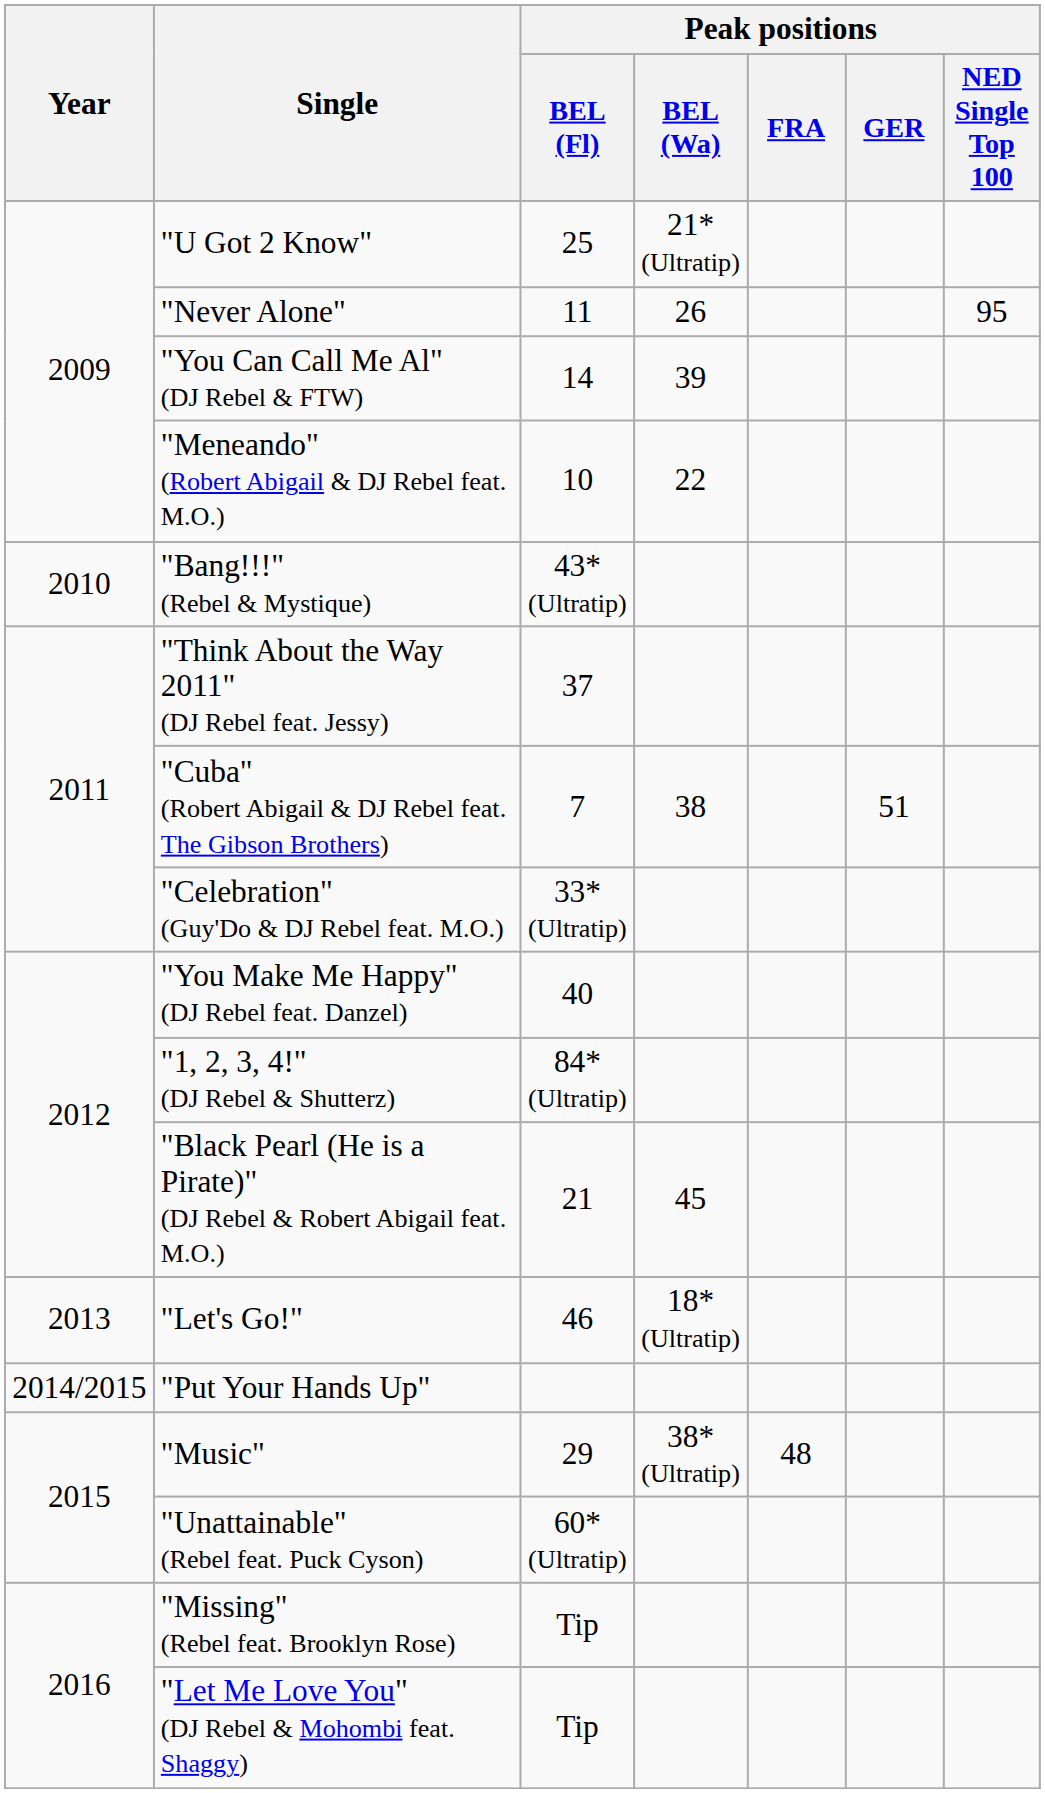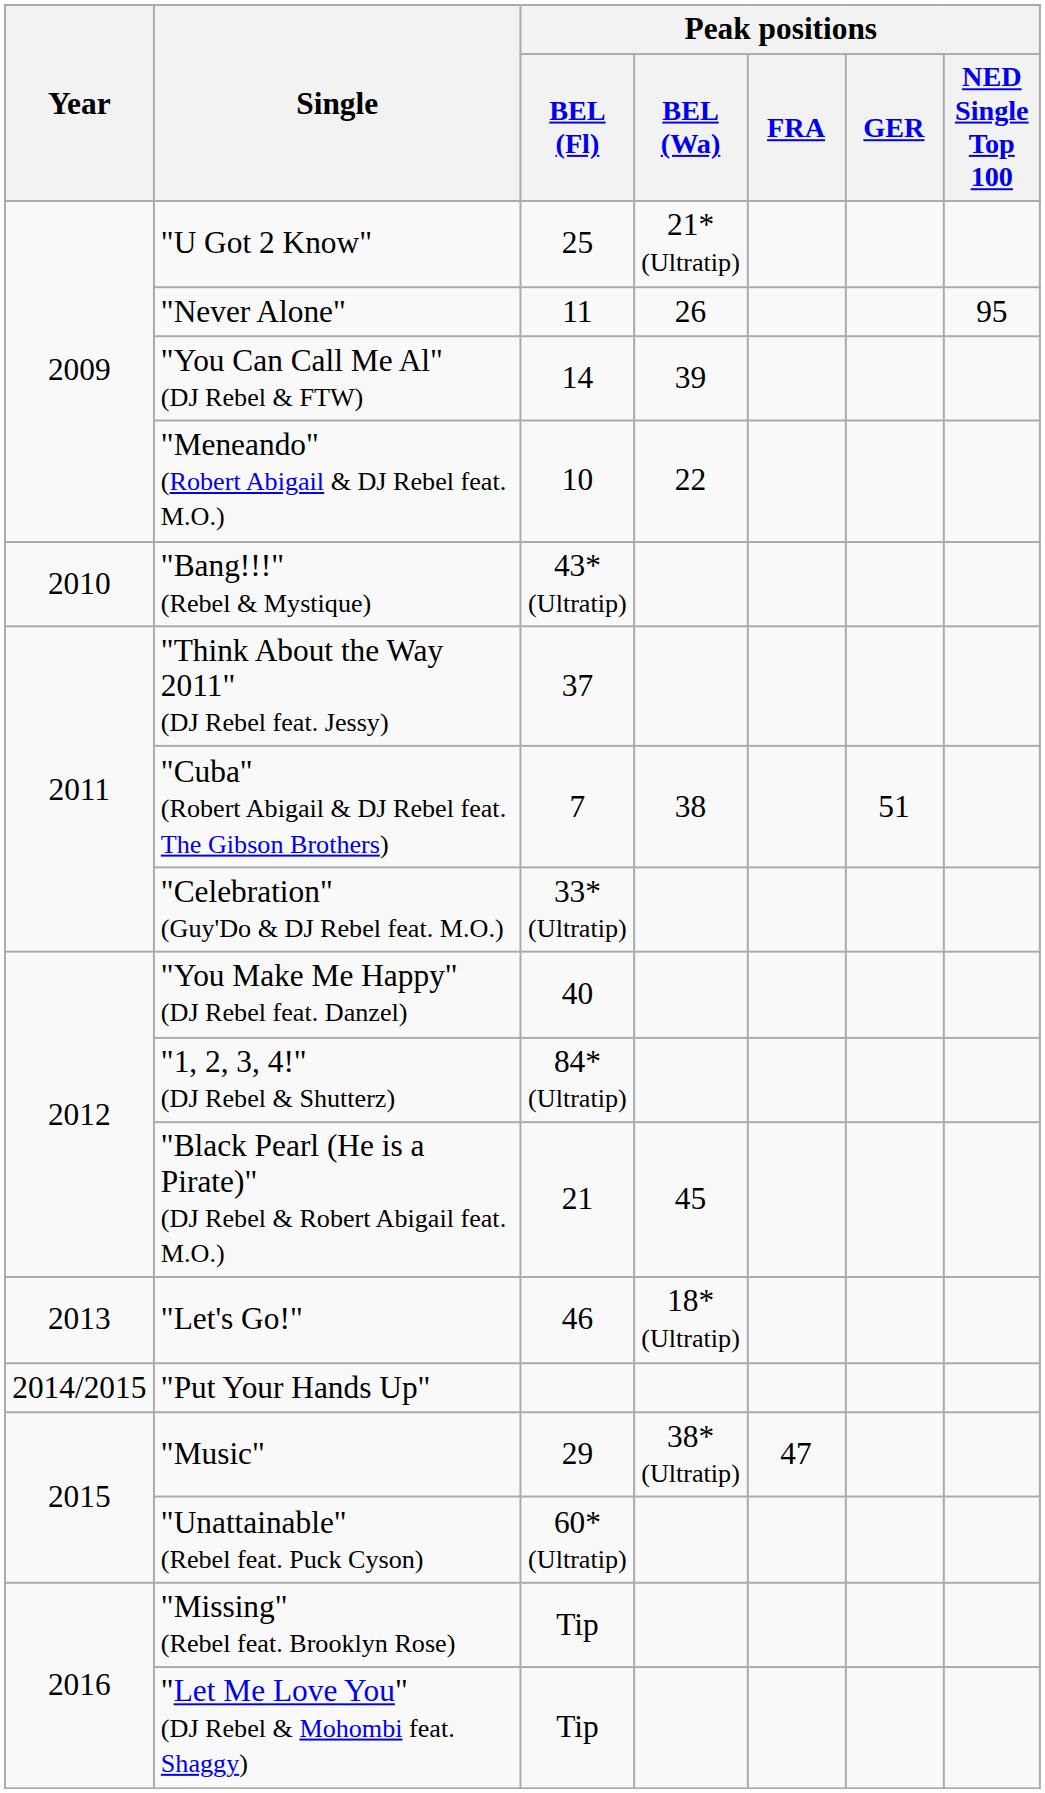(796, 1454) 48 -> (796, 1454) 47
